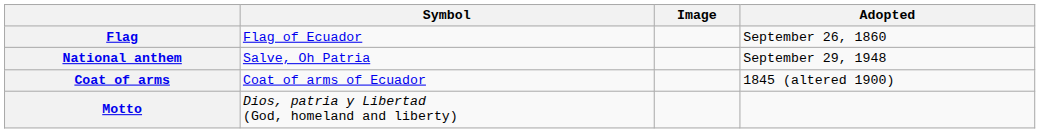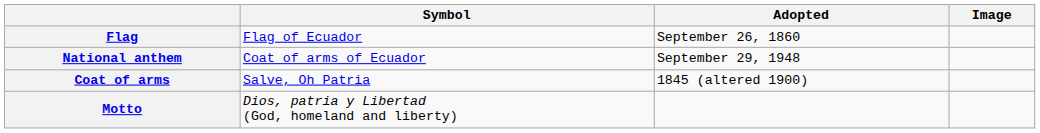columns swapped: (697, 15) <-> (887, 15)
(307, 59) Salve, Oh Patria -> (334, 59) Coat of arms of Ecuador
(334, 80) Coat of arms of Ecuador -> (307, 80) Salve, Oh Patria
